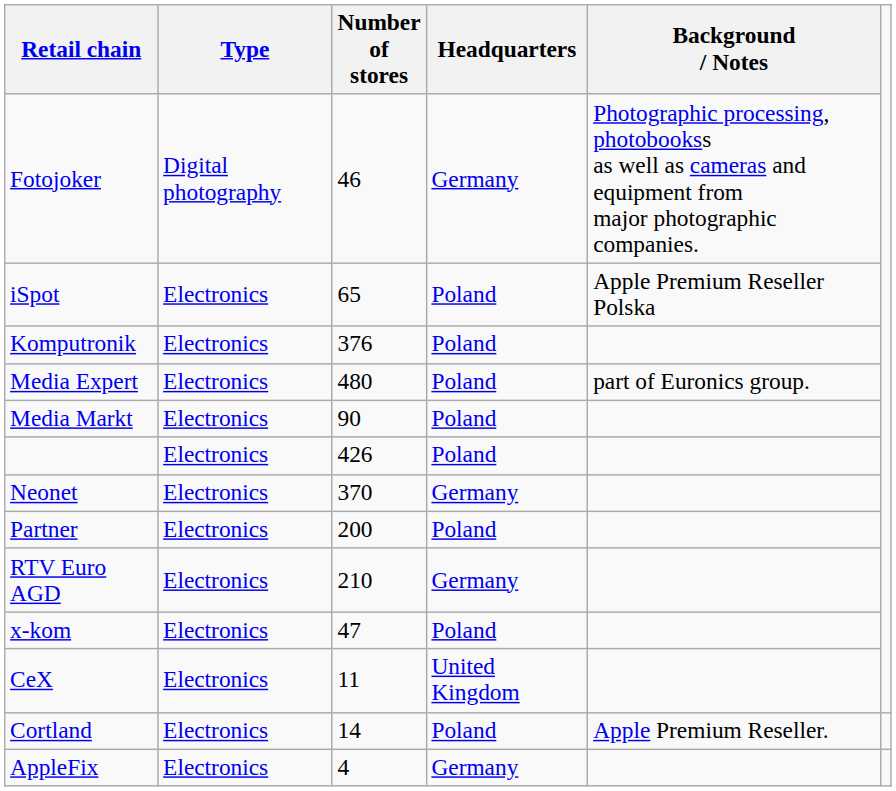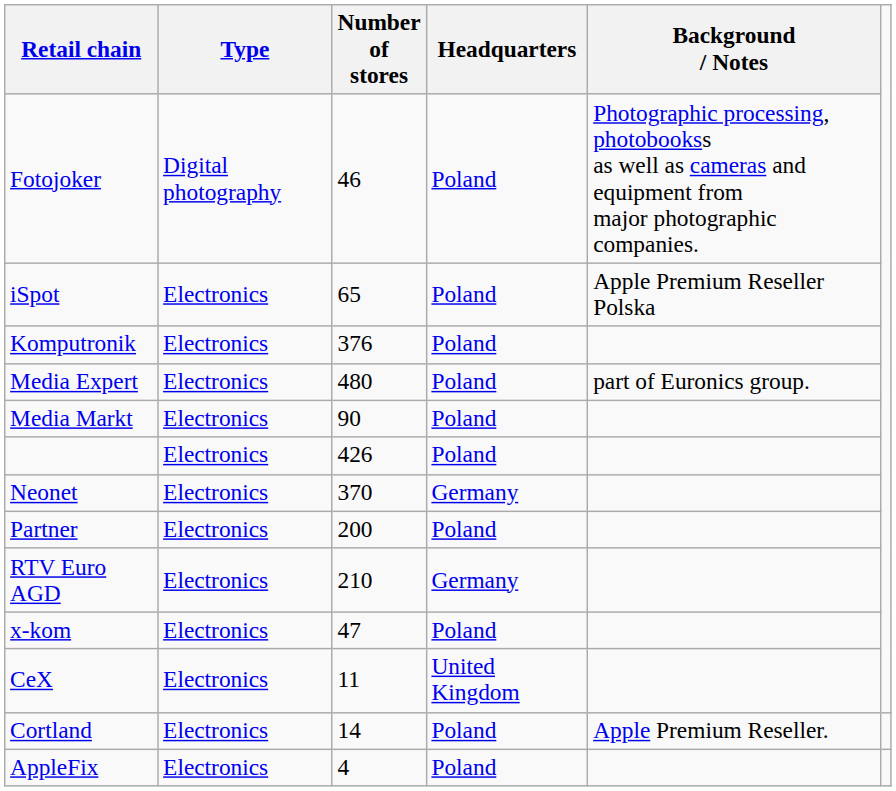(475, 178) Germany -> (464, 178) Poland
(475, 767) Germany -> (464, 767) Poland
